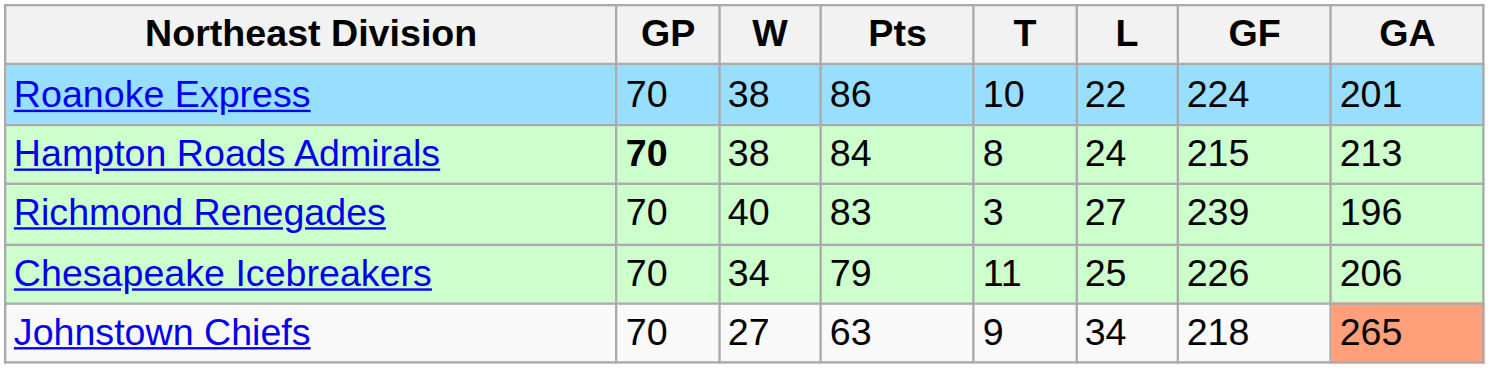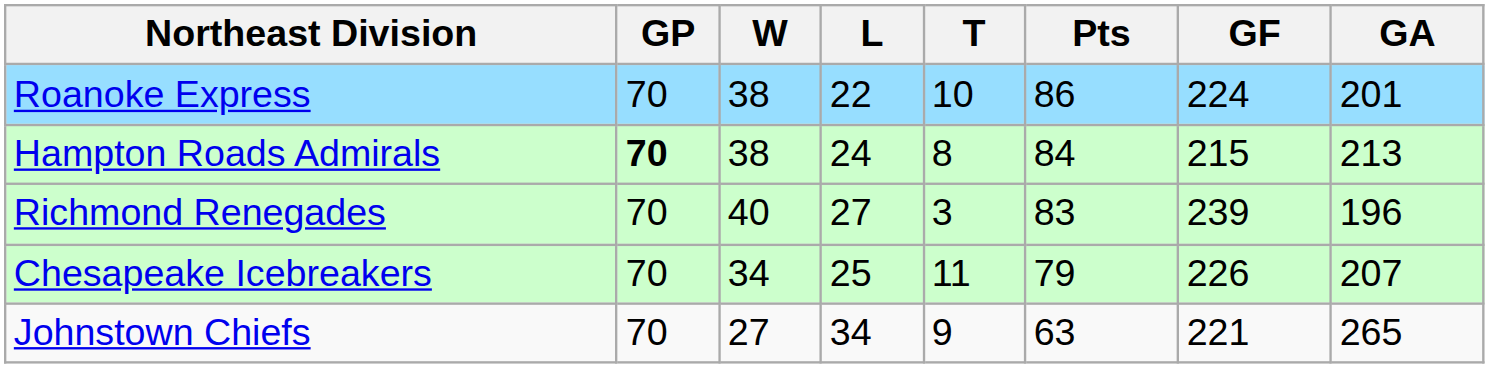columns swapped: (1127, 34) <-> (898, 34)
(1371, 272) 206 -> (1371, 272) 207
(1218, 332) 218 -> (1218, 332) 221
(1371, 332) lightsalmon background -> (1371, 332) no background
